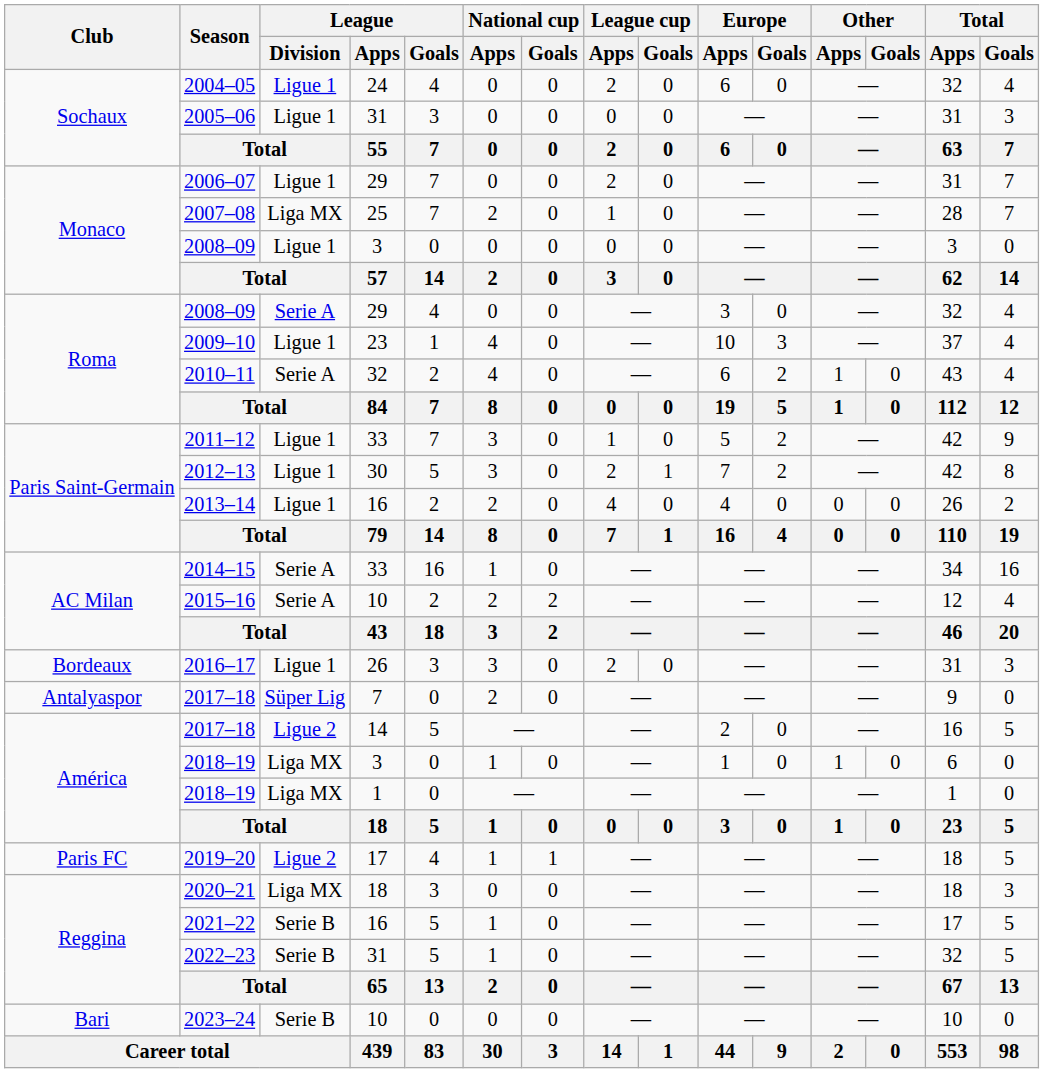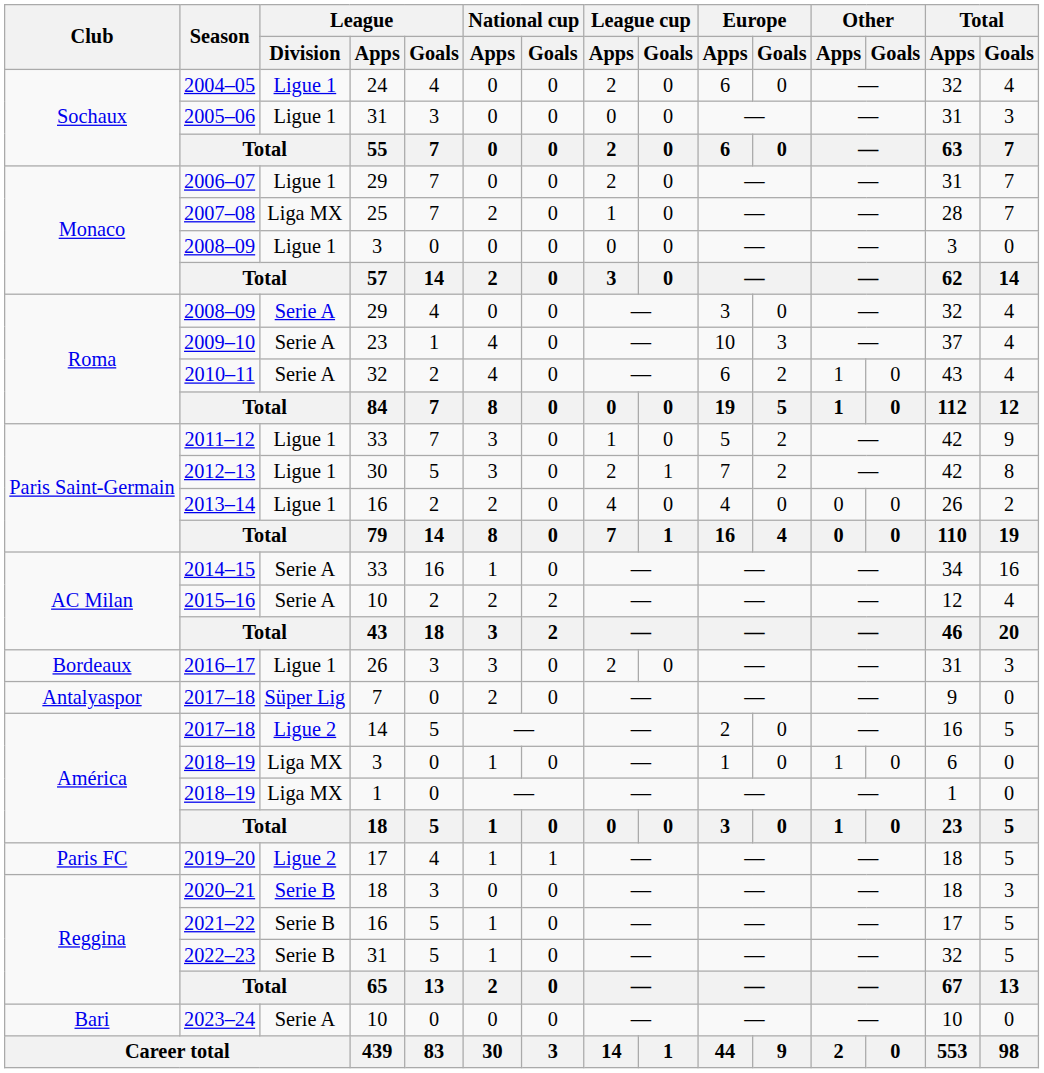(305, 342) Ligue 1 -> (305, 342) Serie A
(305, 890) Liga MX -> (305, 890) Serie B
(305, 1019) Serie B -> (305, 1019) Serie A
